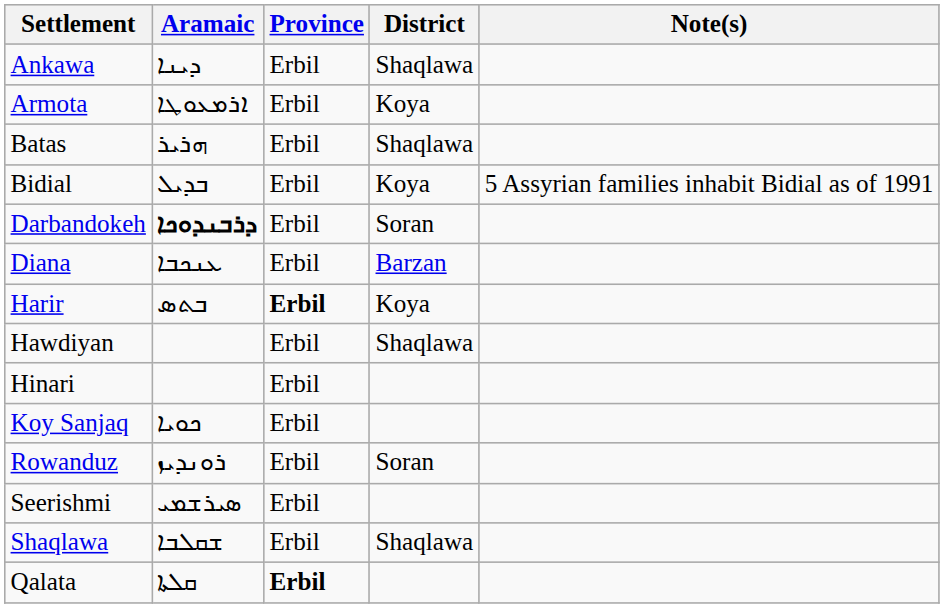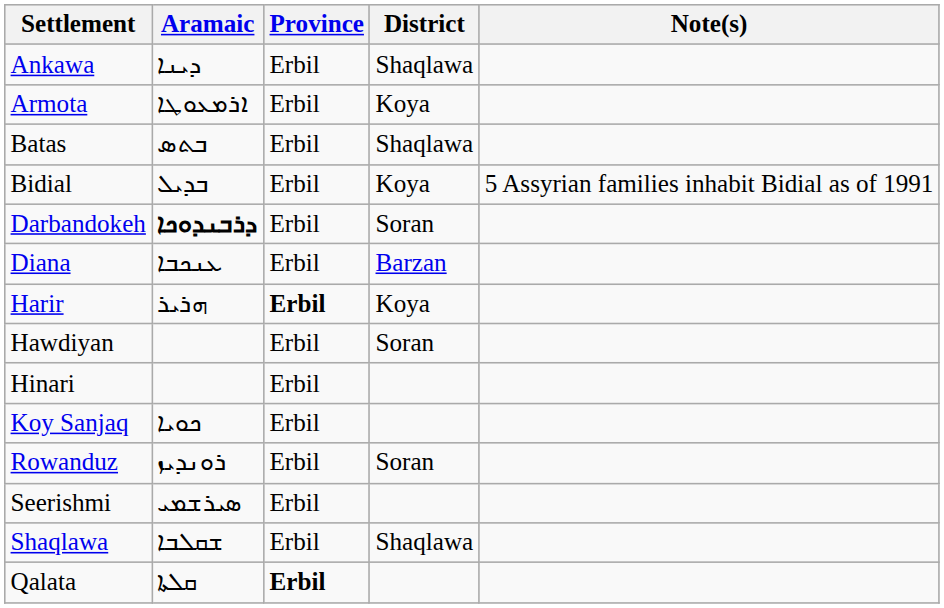(183, 143) ܗܪܝܪ -> (183, 143) ܒܬܣ
(183, 303) ܒܬܣ -> (183, 303) ܗܪܝܪ
(424, 343) Shaqlawa -> (405, 343) Soran
